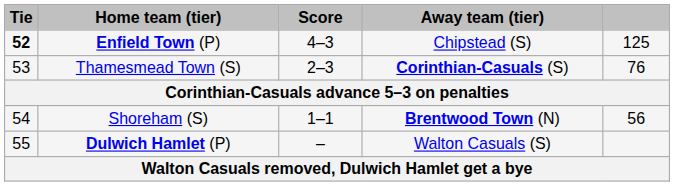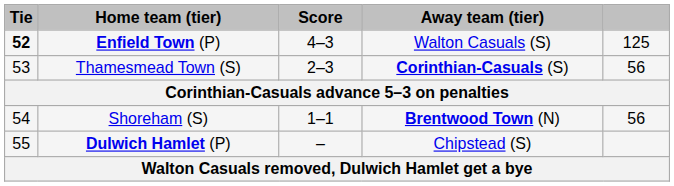(482, 43) Chipstead (S) -> (482, 43) Walton Casuals (S)
(636, 68) 76 -> (636, 68) 56
(482, 144) Walton Casuals (S) -> (482, 144) Chipstead (S)
